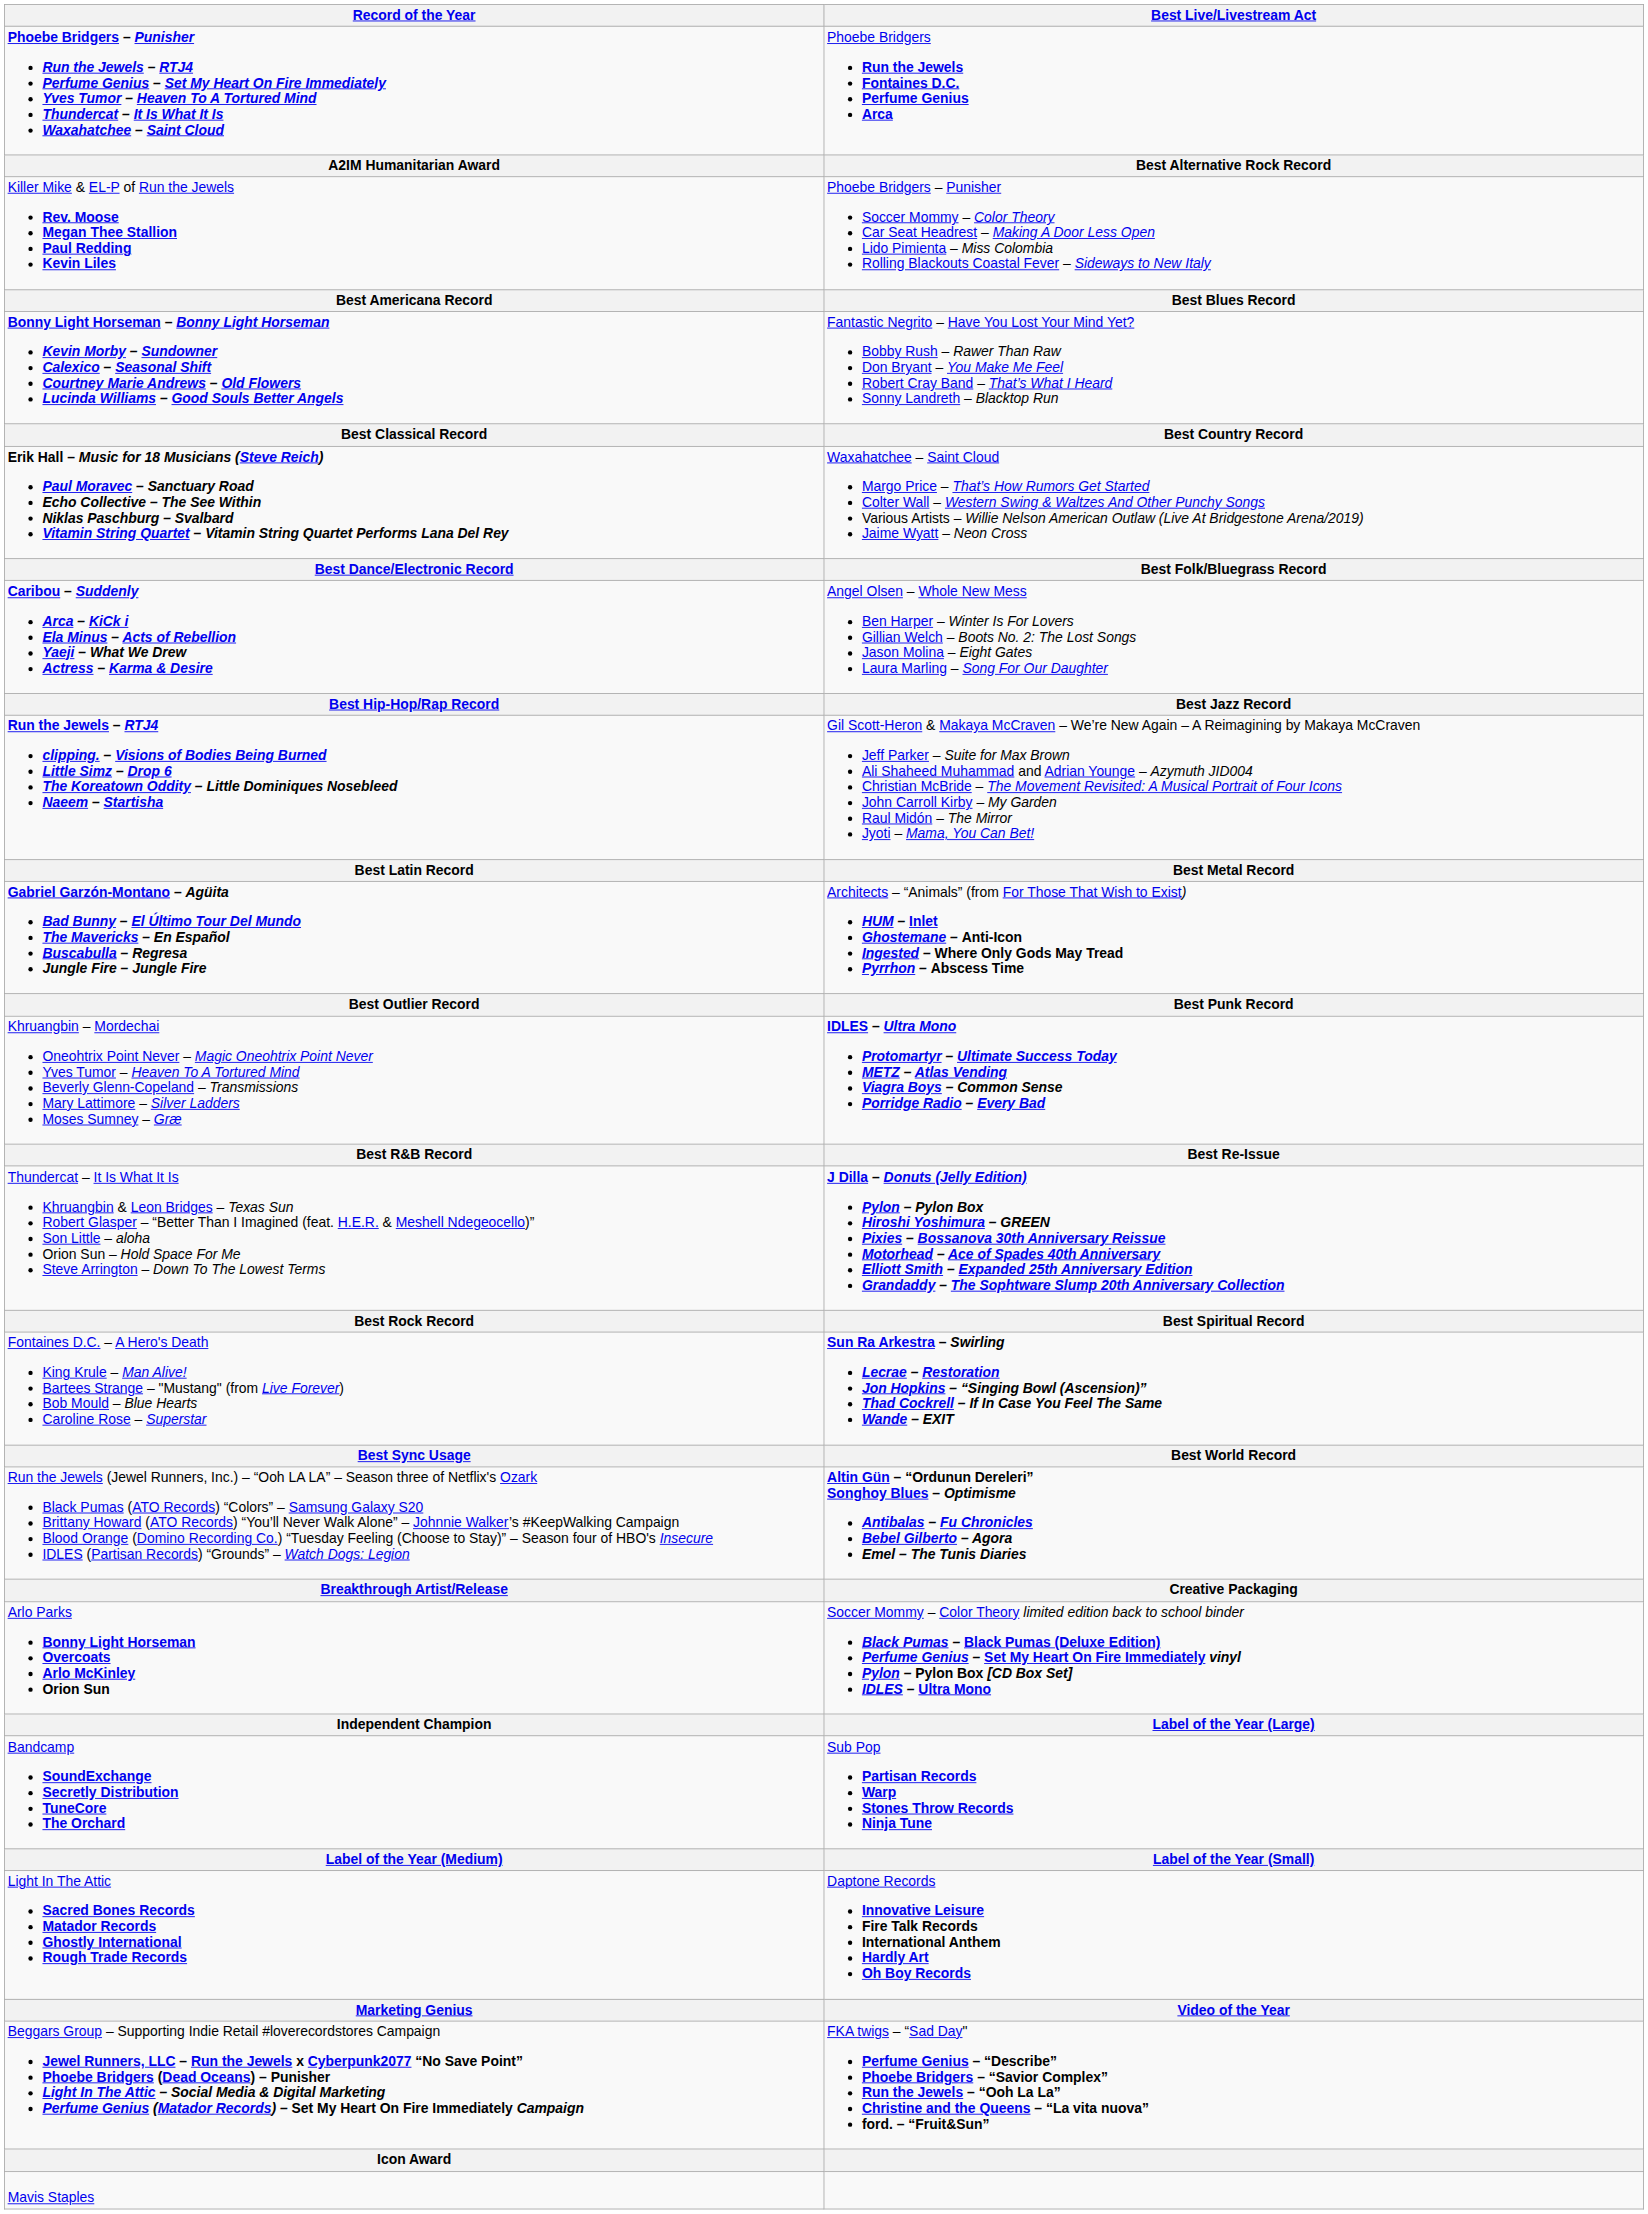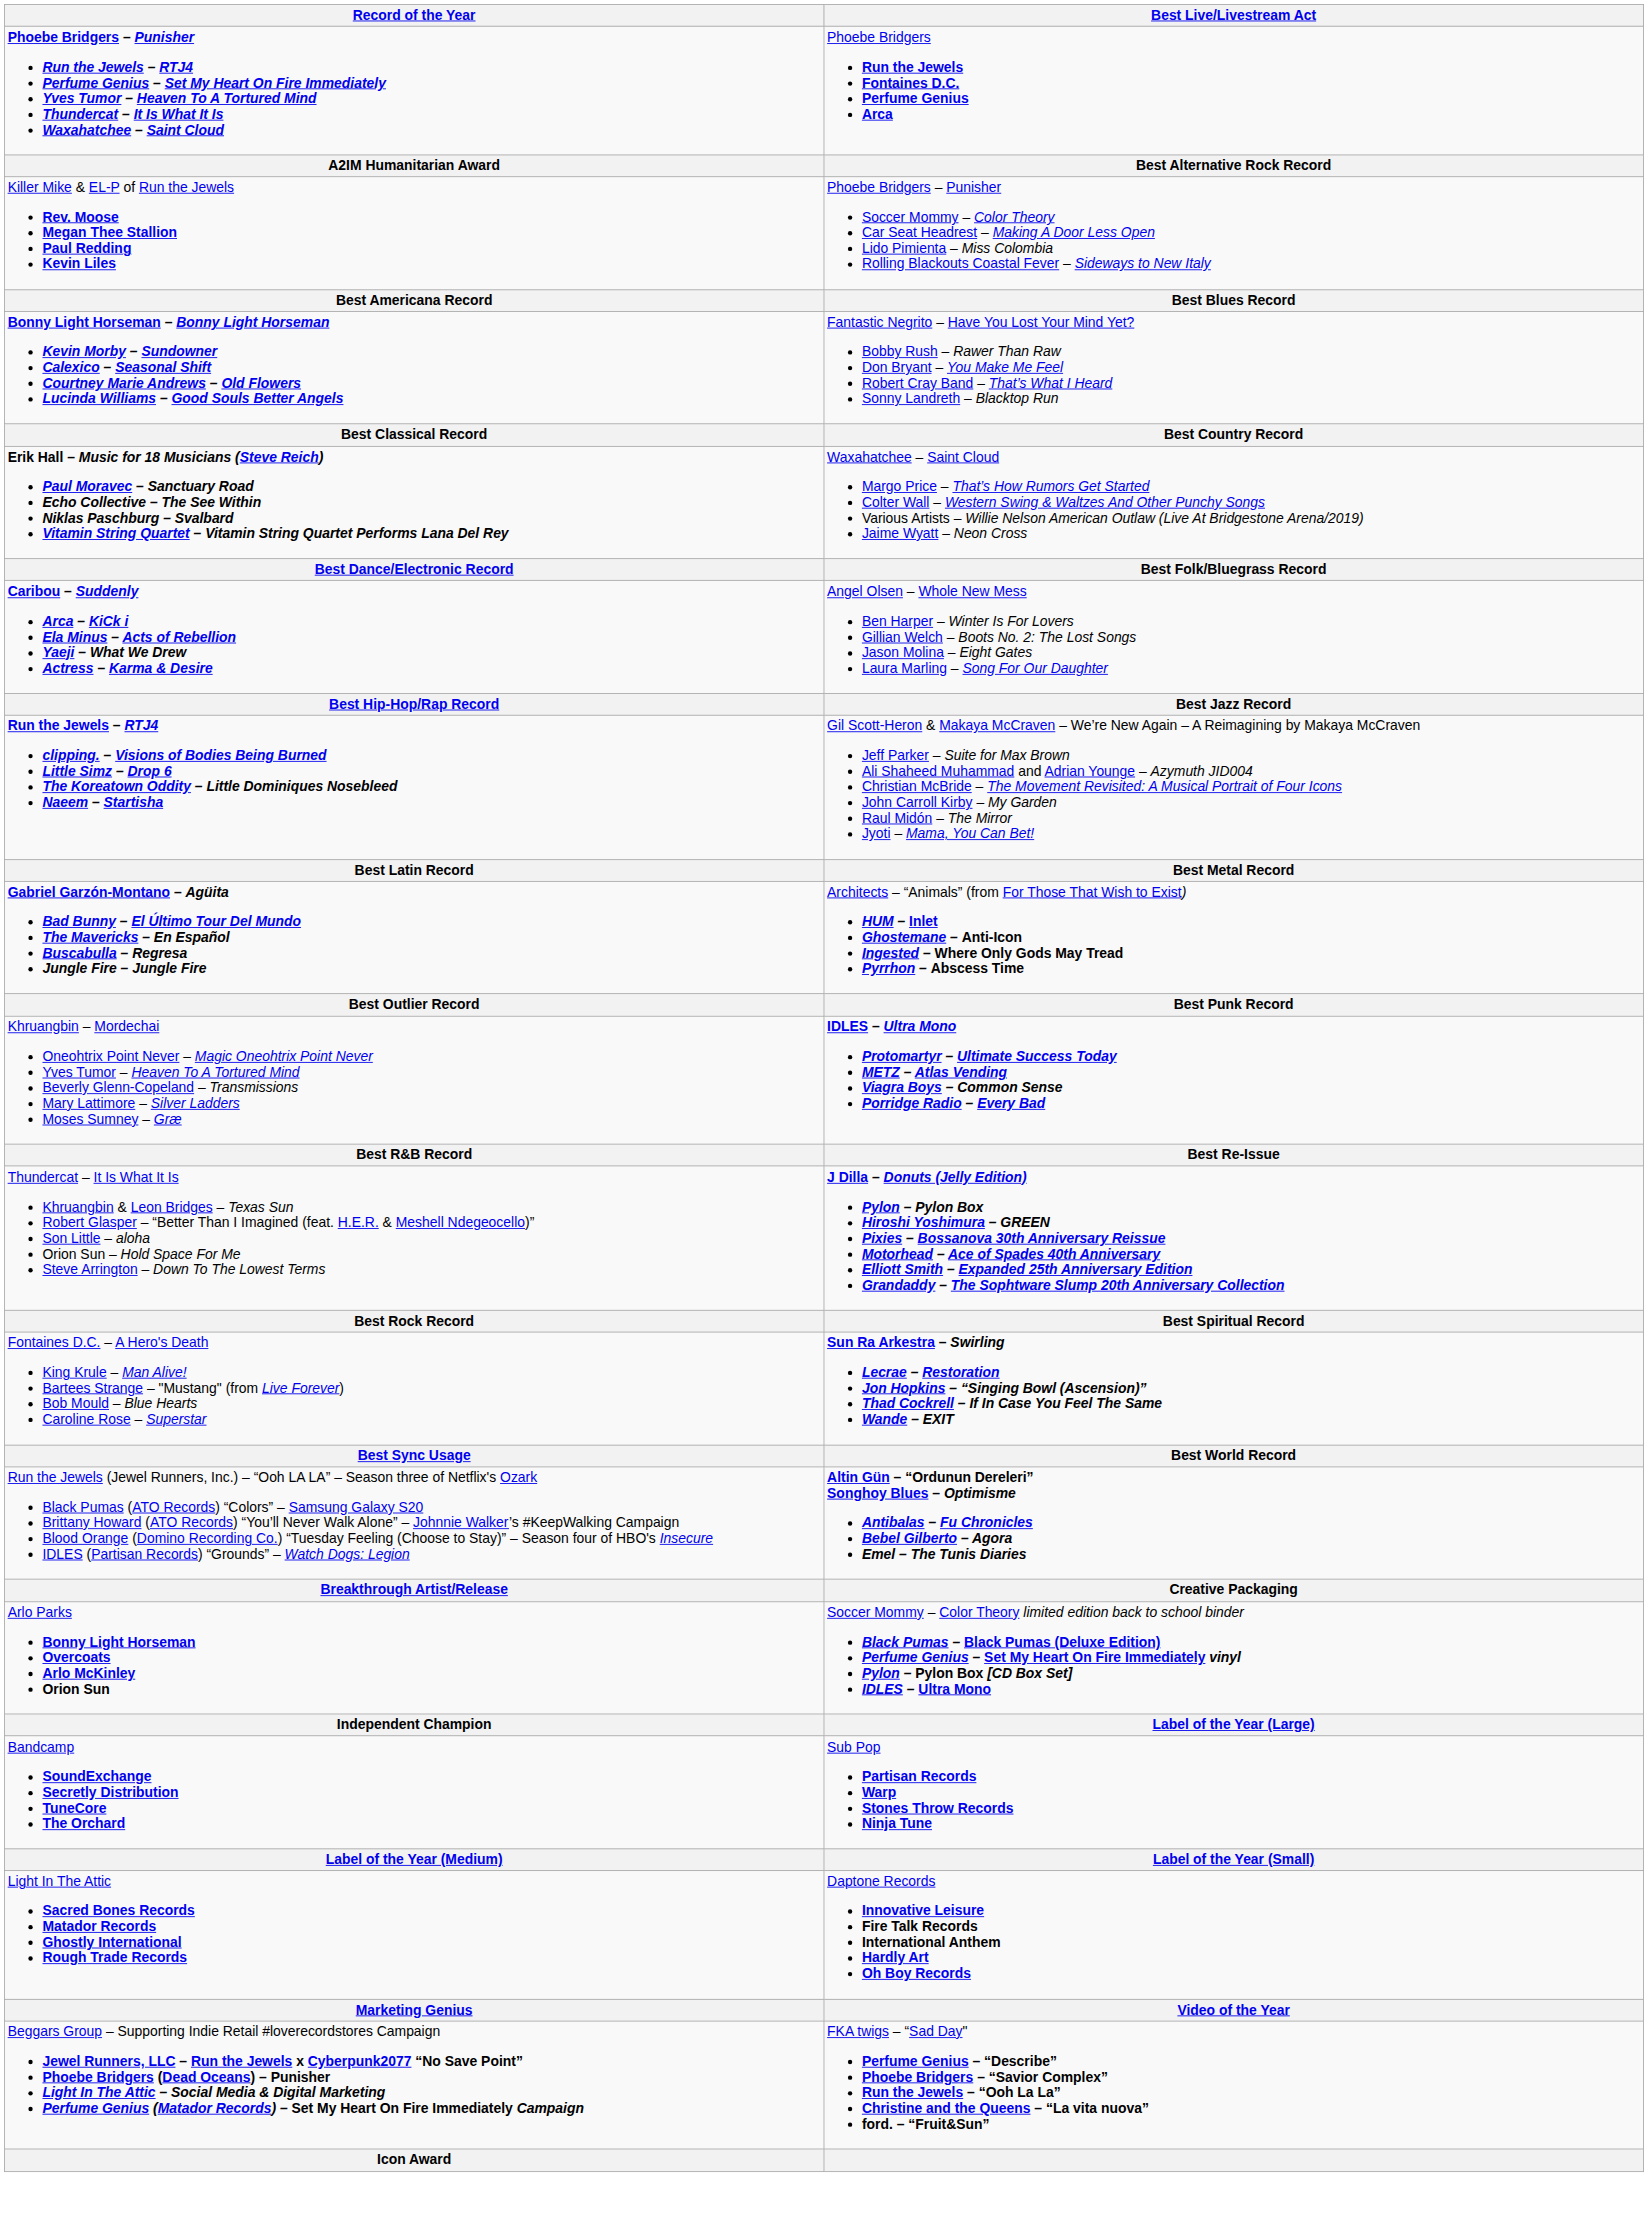- row: (51, 2198)
